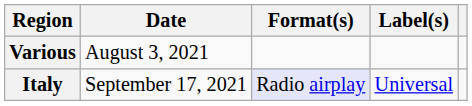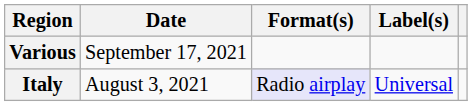(147, 52) August 3, 2021 -> (166, 52) September 17, 2021
(166, 84) September 17, 2021 -> (147, 84) August 3, 2021
